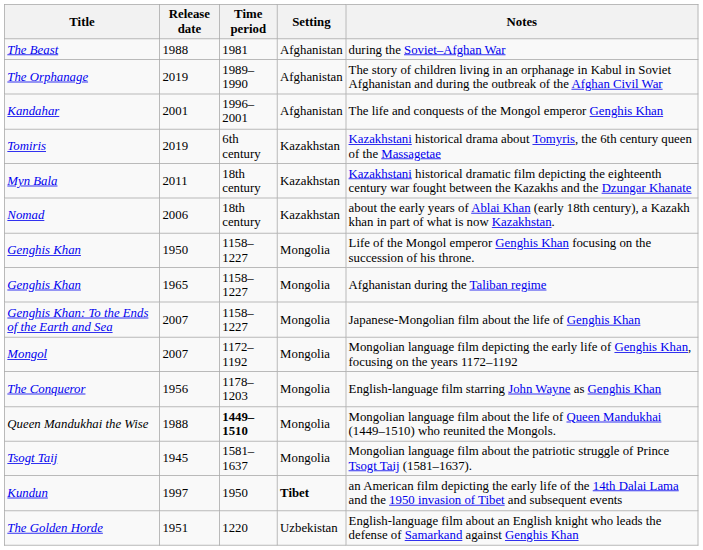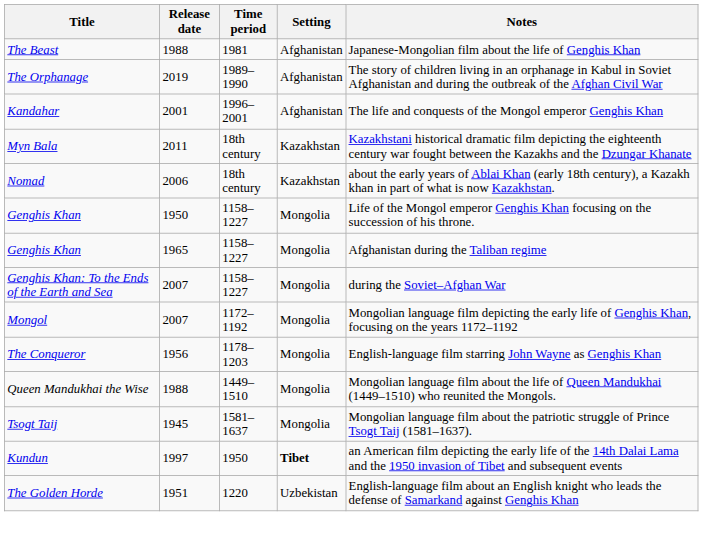(427, 49) during the Soviet–Afghan War -> (494, 49) Japanese-Mongolian film about the life of Genghis Khan
- row: (27, 146)
(494, 319) Japanese-Mongolian film about the life of Genghis Khan -> (427, 285) during the Soviet–Afghan War
(238, 423) bold -> (238, 389) normal
